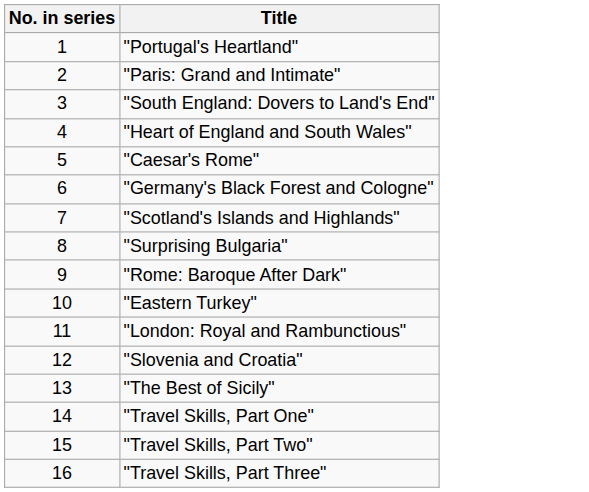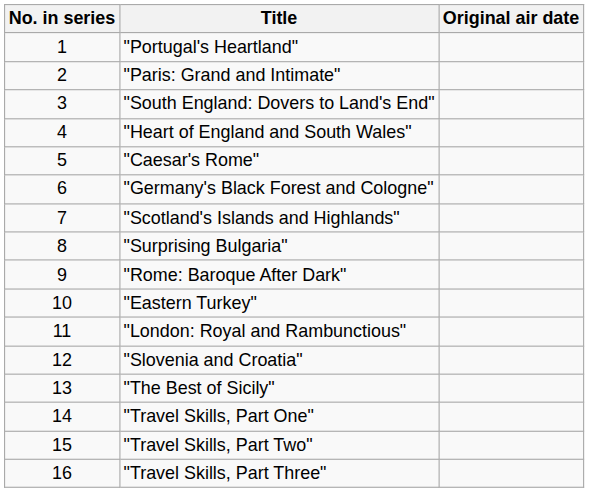+ column: (511, 18)
